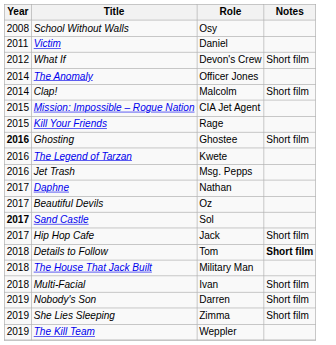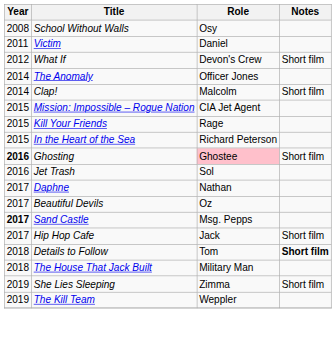+ row: (84, 140)
(218, 140) no background -> (218, 156) pink background
- row: (83, 156)
(226, 172) Msg. Pepps -> (206, 172) Sol
(206, 220) Sol -> (226, 220) Msg. Pepps
- row: (59, 284)
- row: (65, 300)
